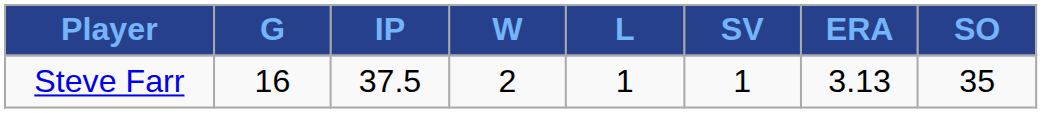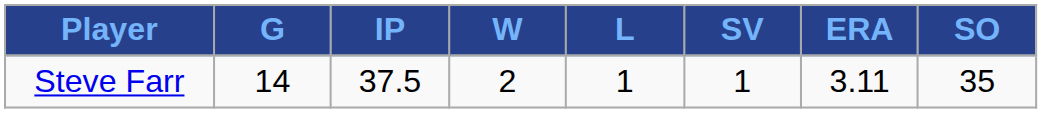(273, 81) 16 -> (273, 81) 14
(860, 81) 3.13 -> (860, 81) 3.11
